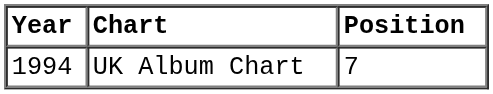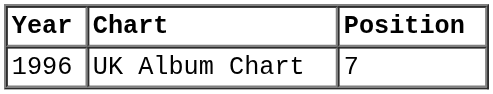(42, 67) 1994 -> (42, 67) 1996
